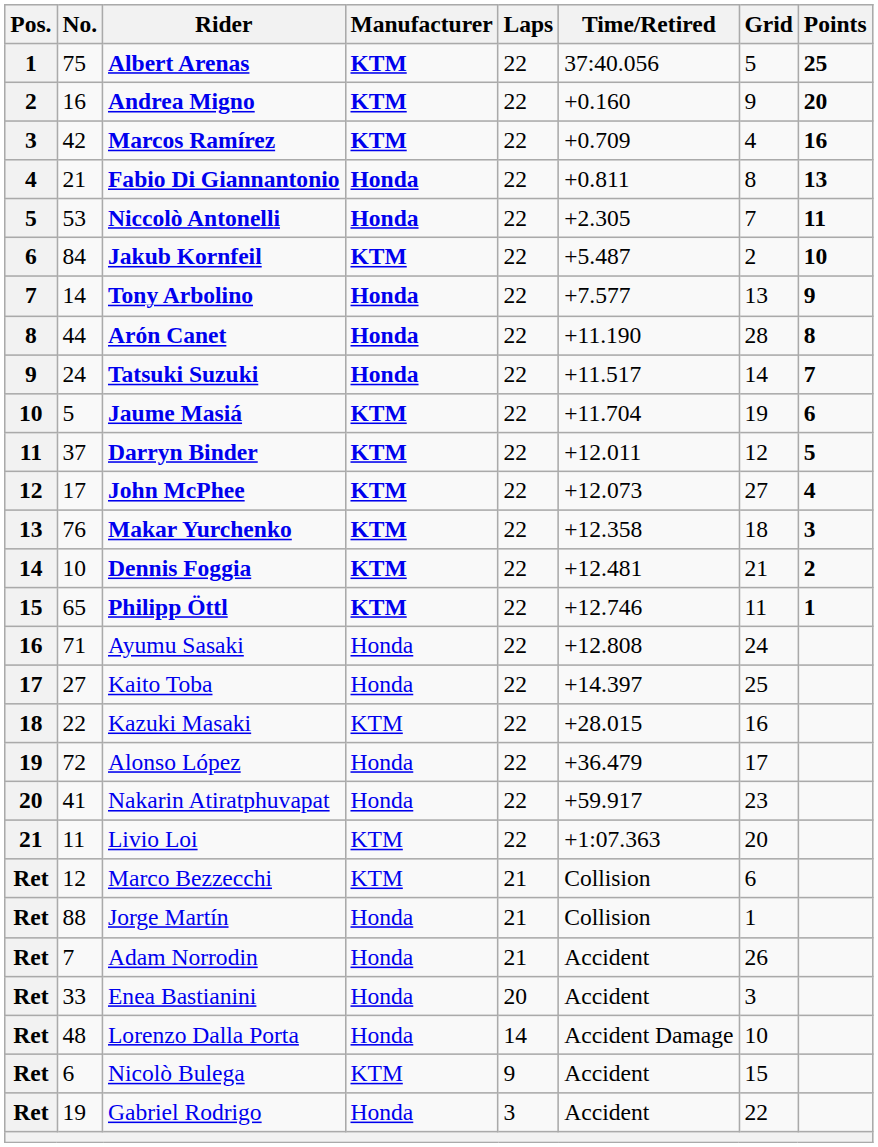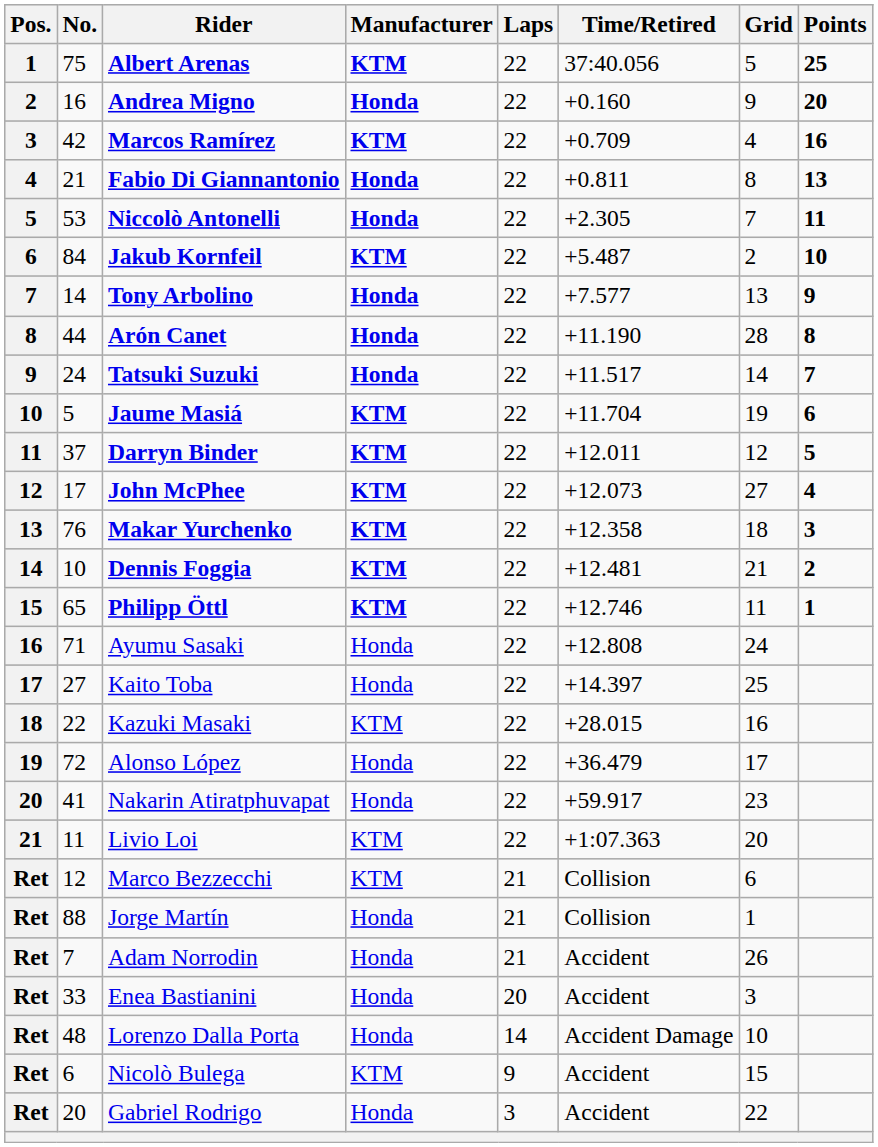(379, 101) KTM -> (385, 101) Honda
(74, 1111) 19 -> (74, 1111) 20
